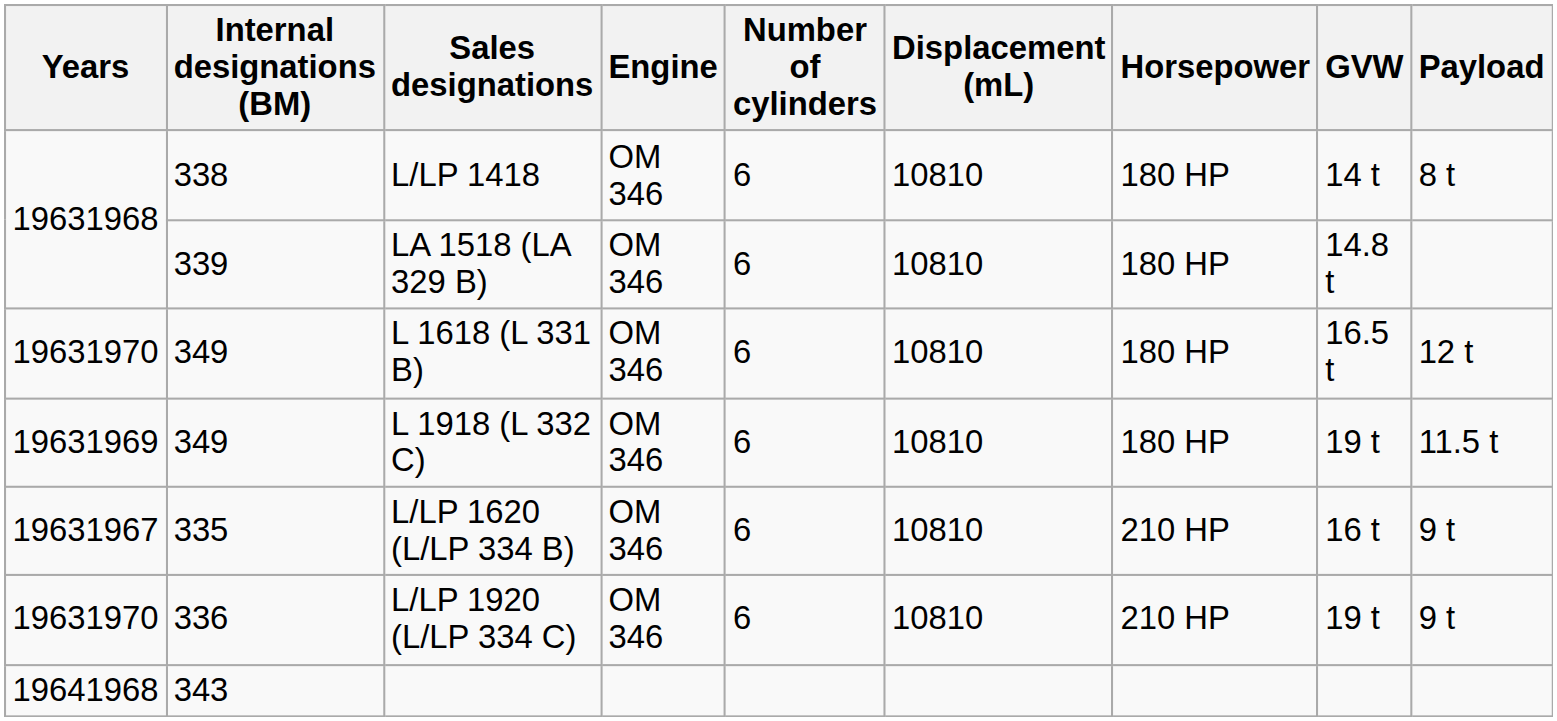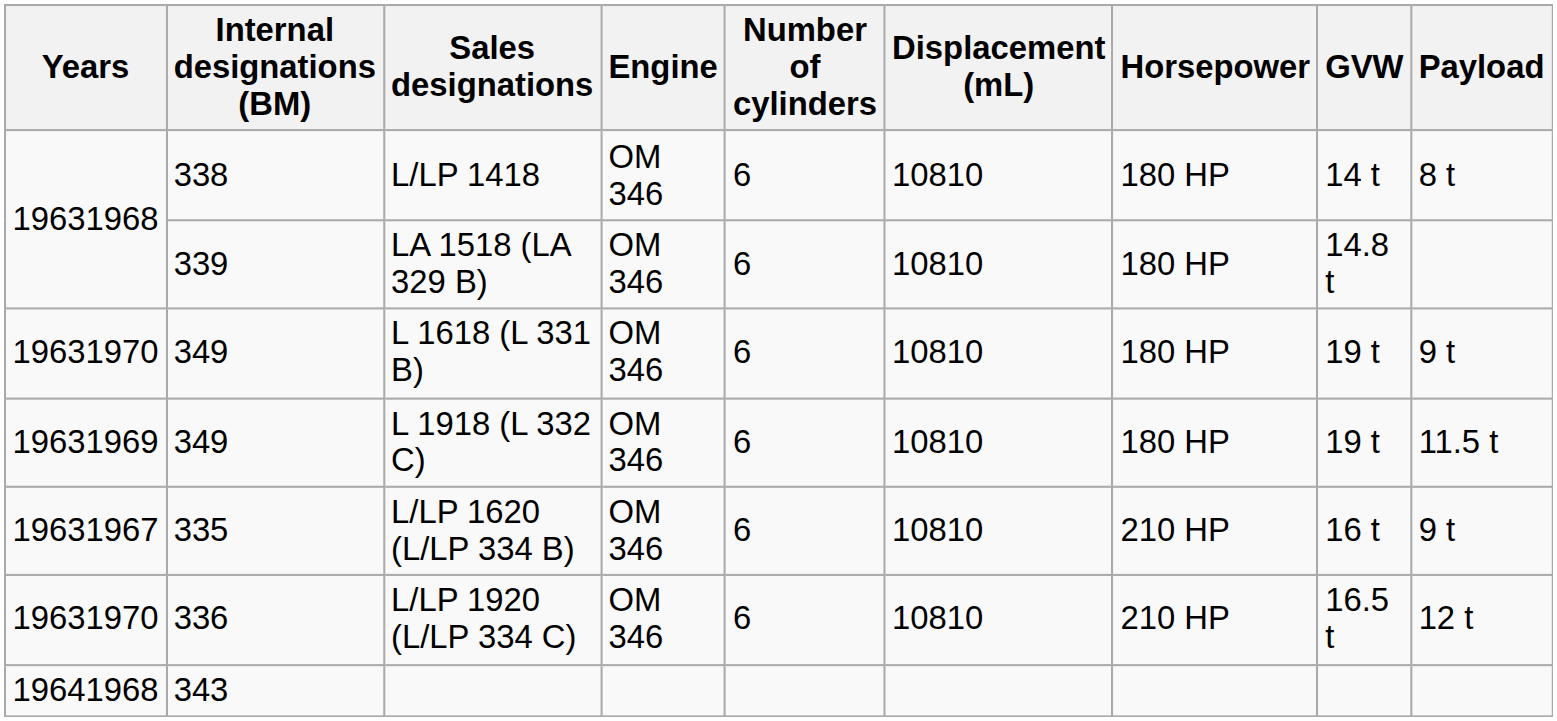(1357, 352) 16.5 t -> (1353, 352) 19 t
(1446, 352) 12 t -> (1437, 352) 9 t
(1353, 619) 19 t -> (1357, 619) 16.5 t
(1437, 619) 9 t -> (1446, 619) 12 t
